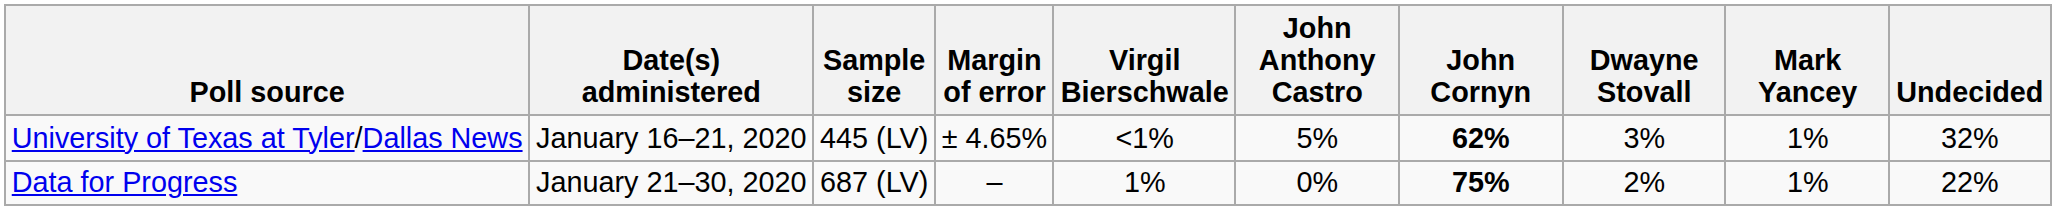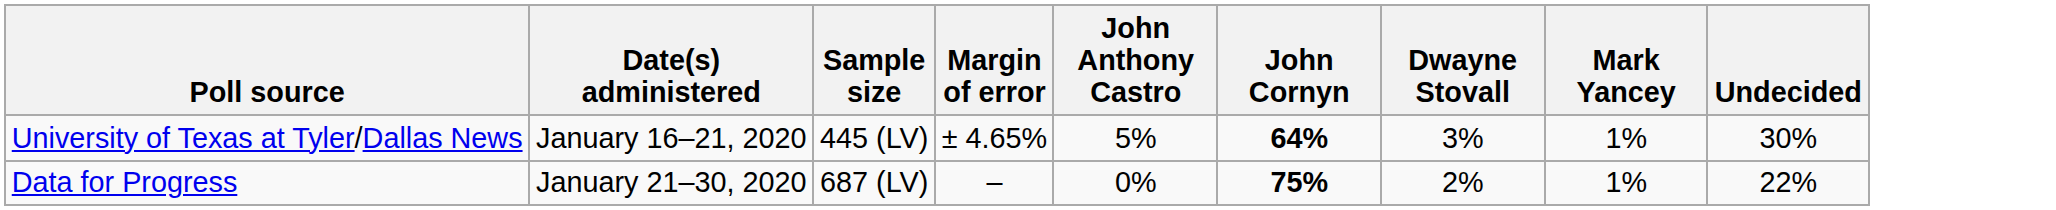- column: (1145, 76)
(1481, 138) 62% -> (1299, 138) 64%
(1970, 138) 32% -> (1788, 138) 30%
